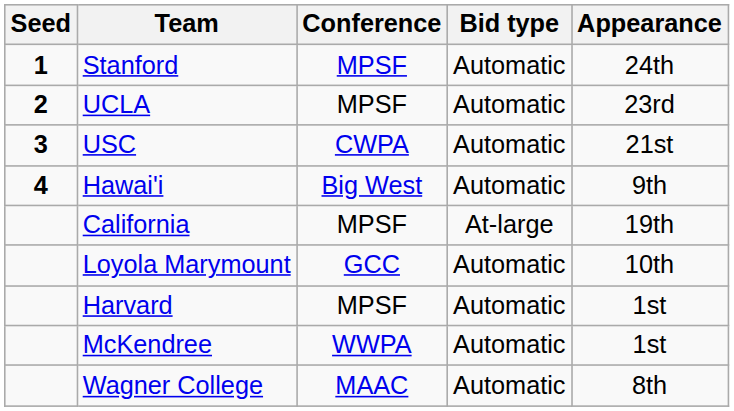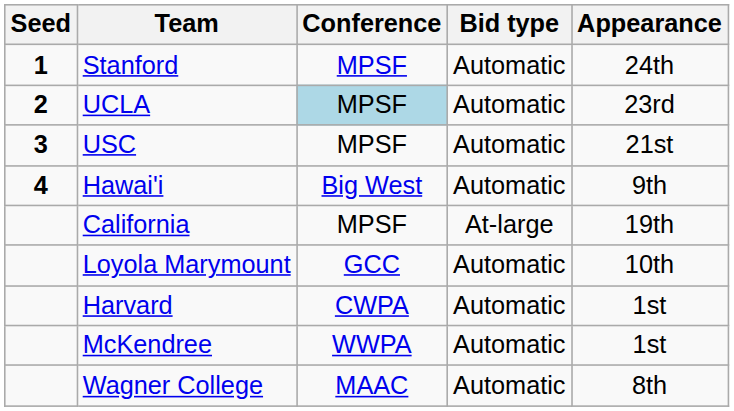(372, 104) no background -> (372, 104) lightblue background
(372, 144) CWPA -> (372, 144) MPSF
(372, 305) MPSF -> (372, 305) CWPA
